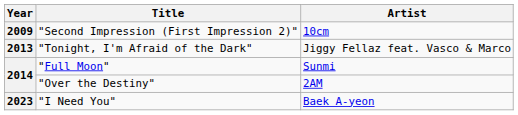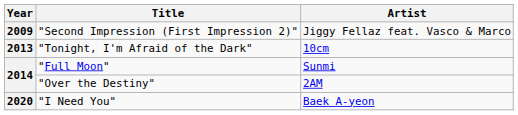(316, 31) 10cm -> (407, 31) Jiggy Fellaz feat. Vasco & Marco
(407, 48) Jiggy Fellaz feat. Vasco & Marco -> (316, 48) 10cm
(20, 101) 2023 -> (20, 101) 2020
